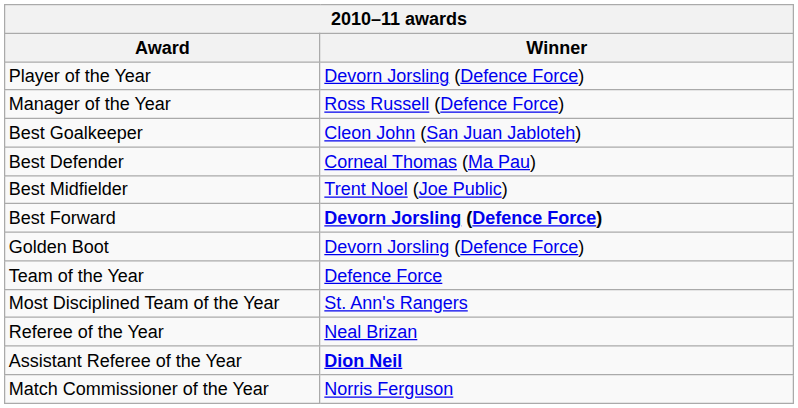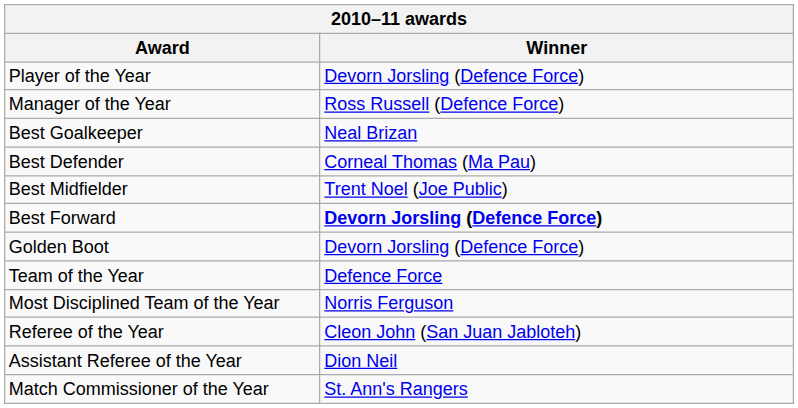(453, 133) Cleon John (San Juan Jabloteh) -> (371, 133) Neal Brizan
(396, 304) St. Ann's Rangers -> (389, 304) Norris Ferguson
(371, 332) Neal Brizan -> (453, 332) Cleon John (San Juan Jabloteh)
(363, 360) bold -> (361, 360) normal
(389, 389) Norris Ferguson -> (396, 389) St. Ann's Rangers
